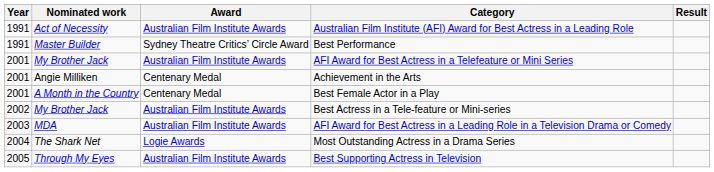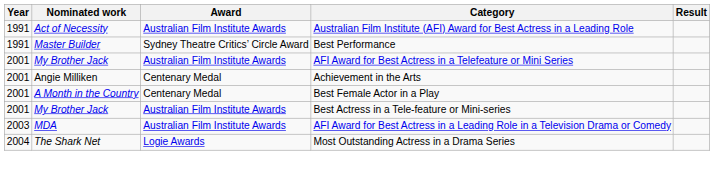(18, 110) 2002 -> (18, 110) 2001
- row: (397, 158)
